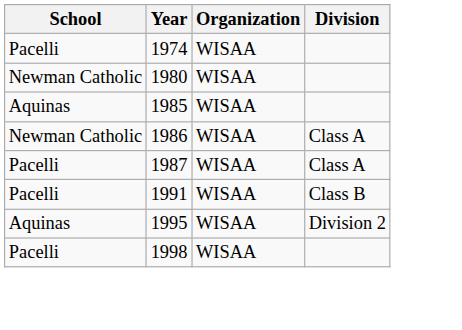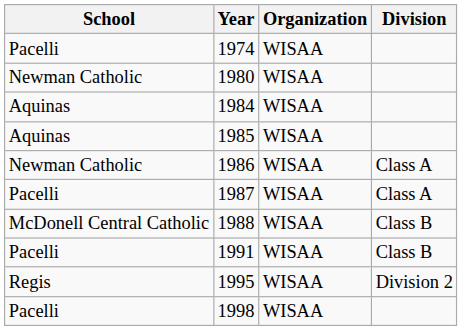+ row: (236, 106)
+ row: (236, 223)
(39, 223) Aquinas -> (30, 281) Regis
